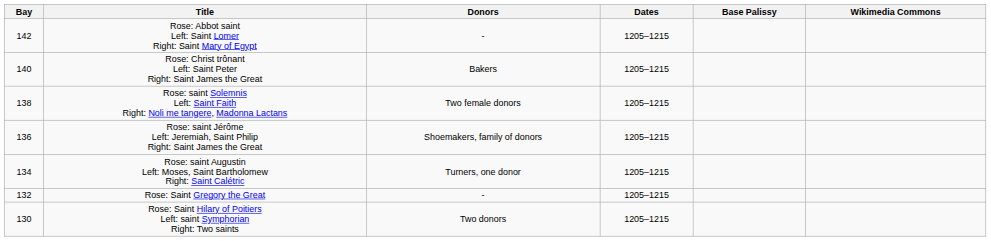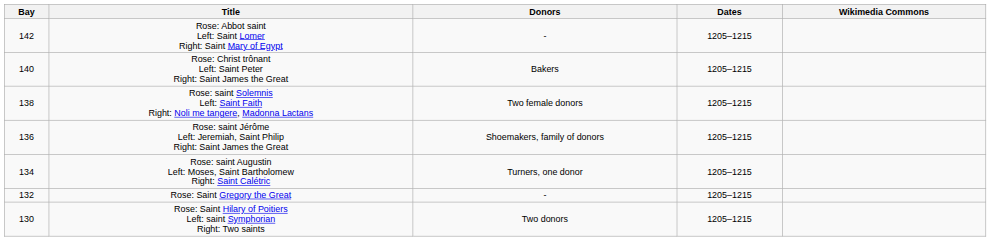- column: (749, 12)
